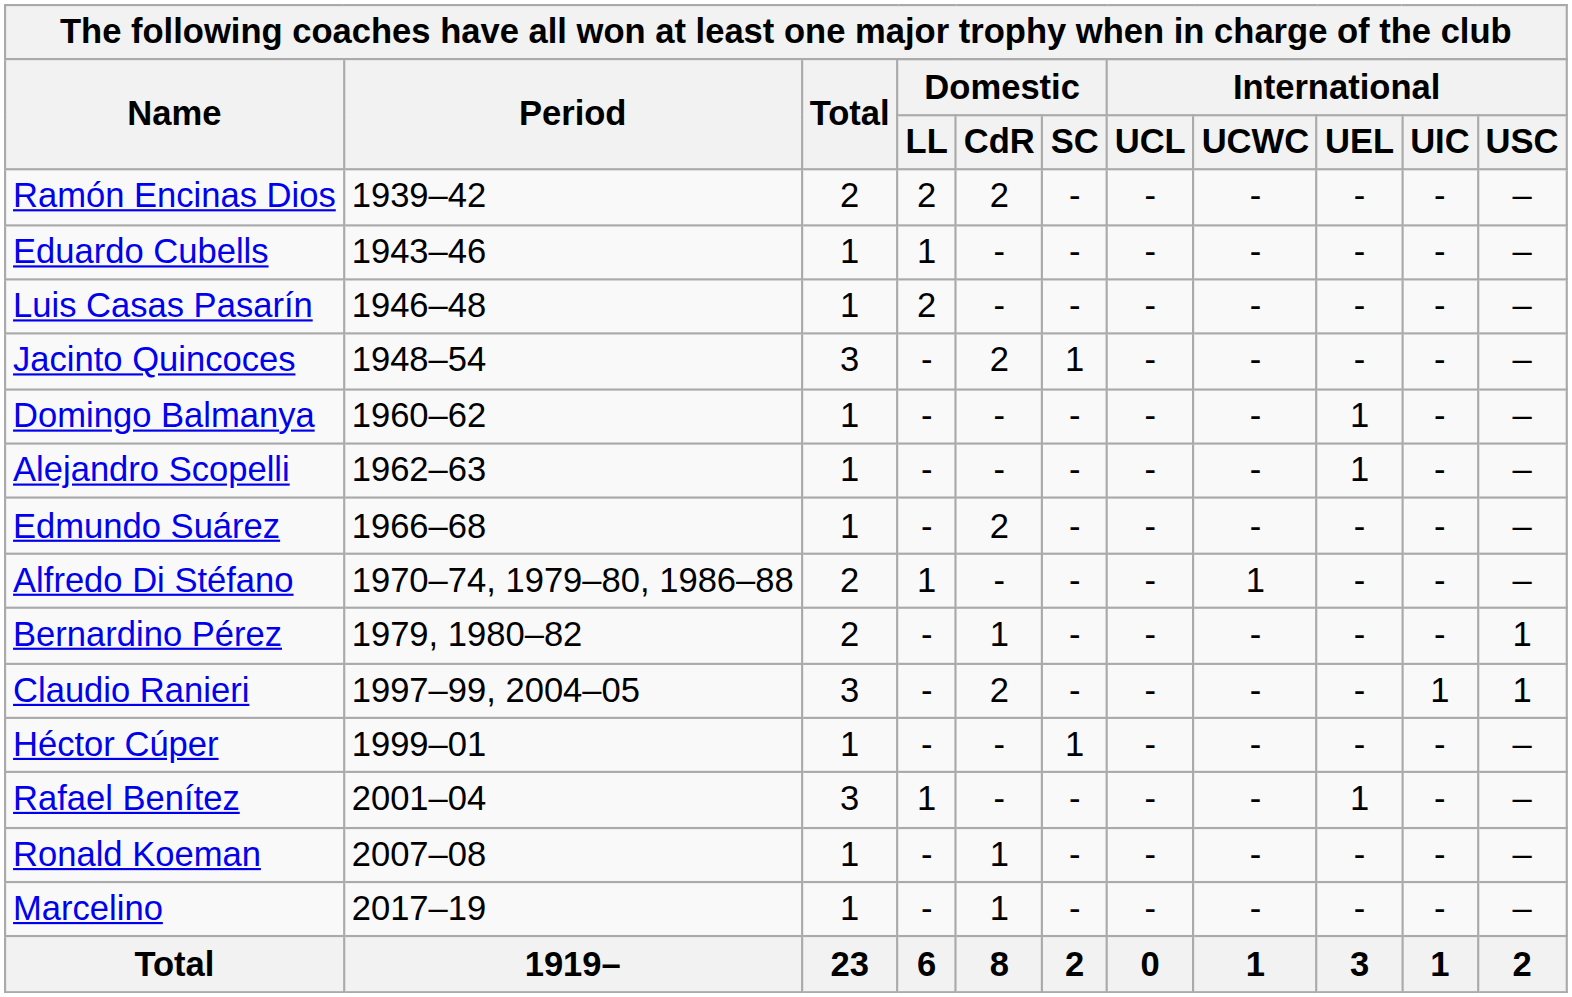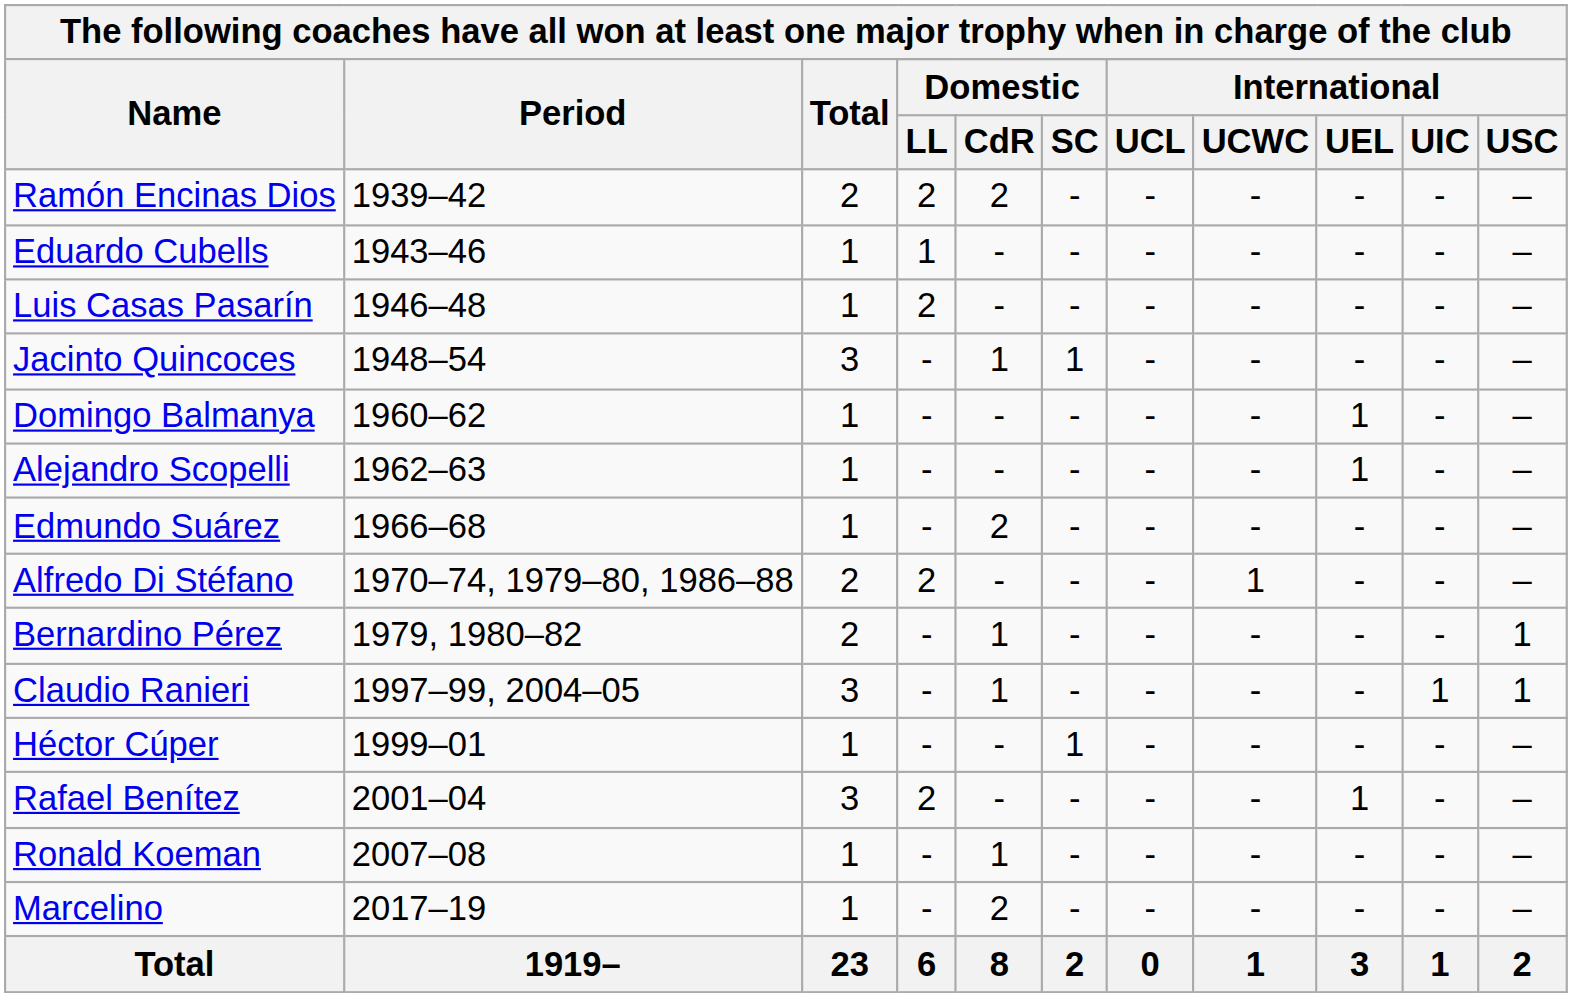(999, 360) 2 -> (999, 360) 1
(927, 580) 1 -> (927, 580) 2
(999, 689) 2 -> (999, 689) 1
(927, 799) 1 -> (927, 799) 2
(999, 908) 1 -> (999, 908) 2
